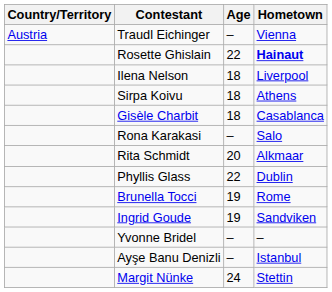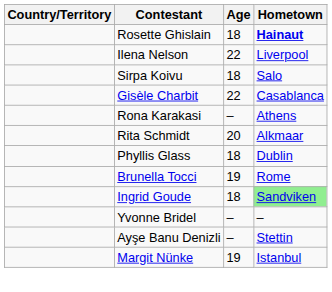- row: (163, 35)
(234, 55) 22 -> (234, 35) 18
(234, 75) 18 -> (234, 55) 22
(276, 96) Athens -> (269, 75) Salo
(234, 116) 18 -> (234, 96) 22
(269, 136) Salo -> (276, 116) Athens
(234, 176) 22 -> (234, 156) 18
(234, 217) 19 -> (234, 197) 18
(286, 217) no background -> (286, 197) lightgreen background
(279, 257) Istanbul -> (275, 237) Stettin
(234, 277) 24 -> (234, 257) 19
(275, 277) Stettin -> (279, 257) Istanbul
